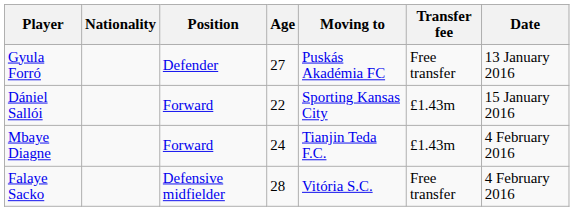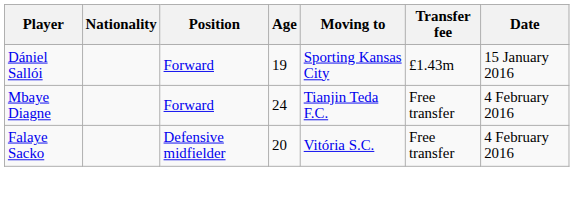- row: (26, 65)
(278, 105) 22 -> (279, 65) 19
(432, 145) £1.43m -> (432, 105) Free transfer
(278, 186) 28 -> (279, 145) 20
